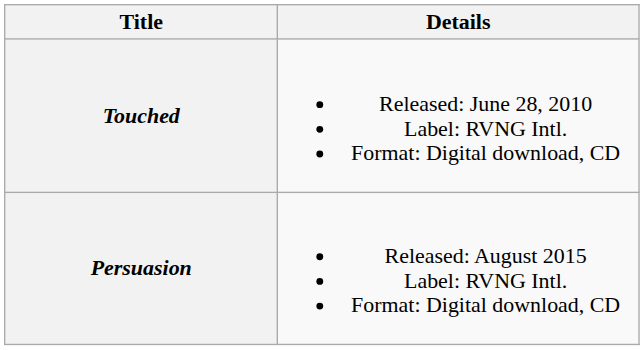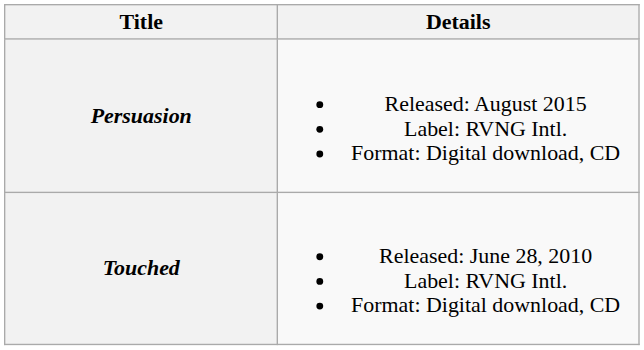rows swapped: (141, 115) <-> (141, 268)
